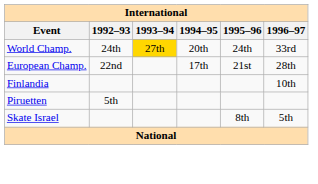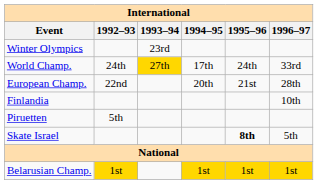+ row: (45, 48)
(198, 48) 20th -> (203, 65) 17th
(198, 65) 17th -> (203, 83) 20th
(242, 118) normal -> (247, 135) bold
+ row: (49, 170)
